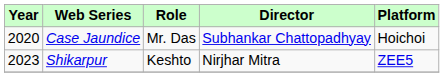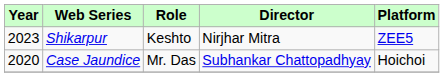rows swapped: (93, 38) <-> (76, 60)
